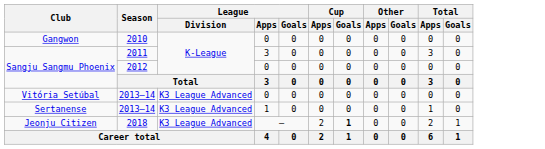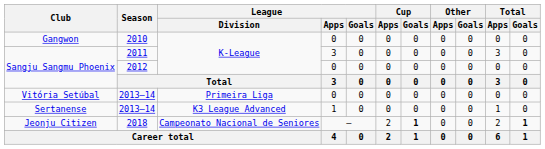(206, 95) K3 League Advanced -> (239, 95) Primeira Liga
(206, 123) K3 League Advanced -> (239, 123) Campeonato Nacional de Seniores
(458, 123) normal -> (525, 123) bold
